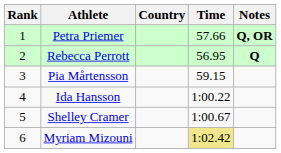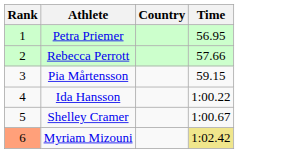- column: (255, 14)
(211, 35) 57.66 -> (211, 35) 56.95
(211, 55) 56.95 -> (211, 55) 57.66
(23, 138) no background -> (23, 138) lightsalmon background
